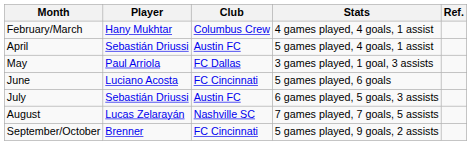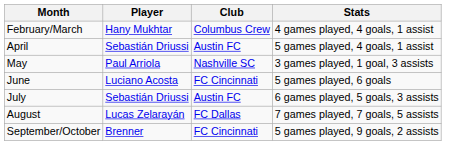- column: (454, 13)
(217, 64) FC Dallas -> (224, 64) Nashville SC
(224, 115) Nashville SC -> (217, 115) FC Dallas
